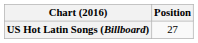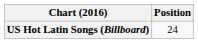(173, 30) 27 -> (173, 30) 24
